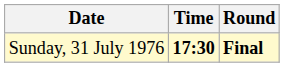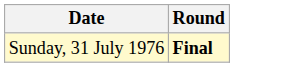- column: (194, 18)
